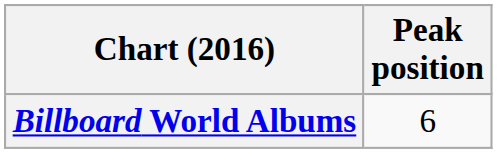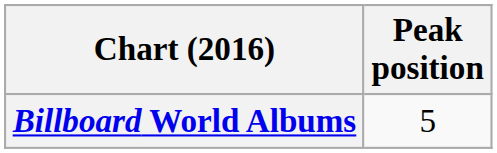(428, 120) 6 -> (428, 120) 5
